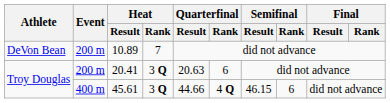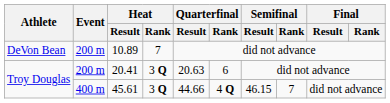(291, 89) 6 -> (291, 89) 7
